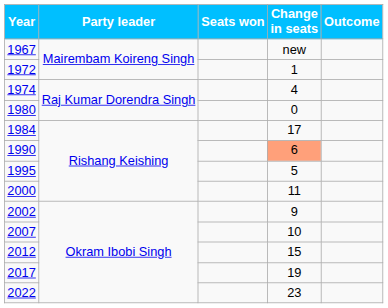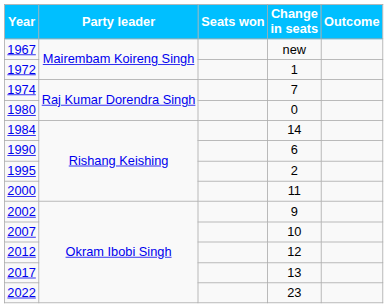(294, 89) 4 -> (294, 89) 7
(294, 130) 17 -> (294, 130) 14
(294, 150) lightsalmon background -> (294, 150) no background
(294, 171) 5 -> (294, 171) 2
(294, 252) 15 -> (294, 252) 12
(294, 272) 19 -> (294, 272) 13
